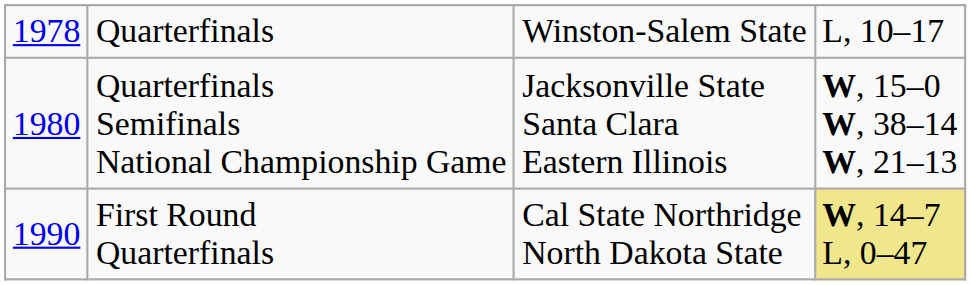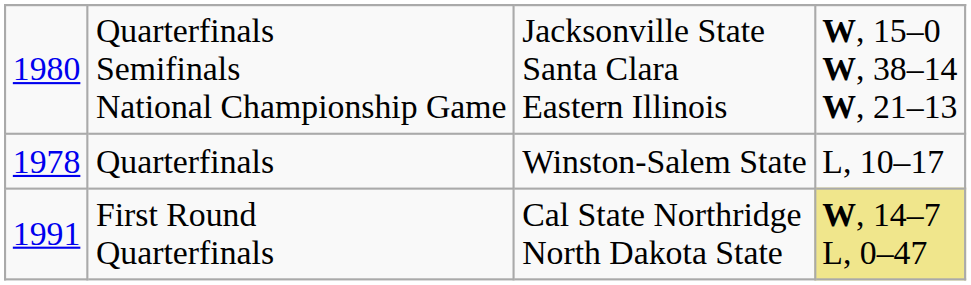rows swapped: (185, 31) <-> (301, 122)
(47, 233) 1990 -> (47, 233) 1991
